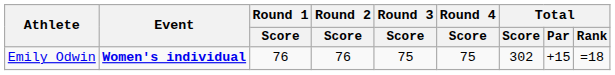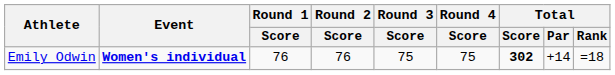(521, 58) normal -> (521, 58) bold
(559, 58) +15 -> (559, 58) +14
